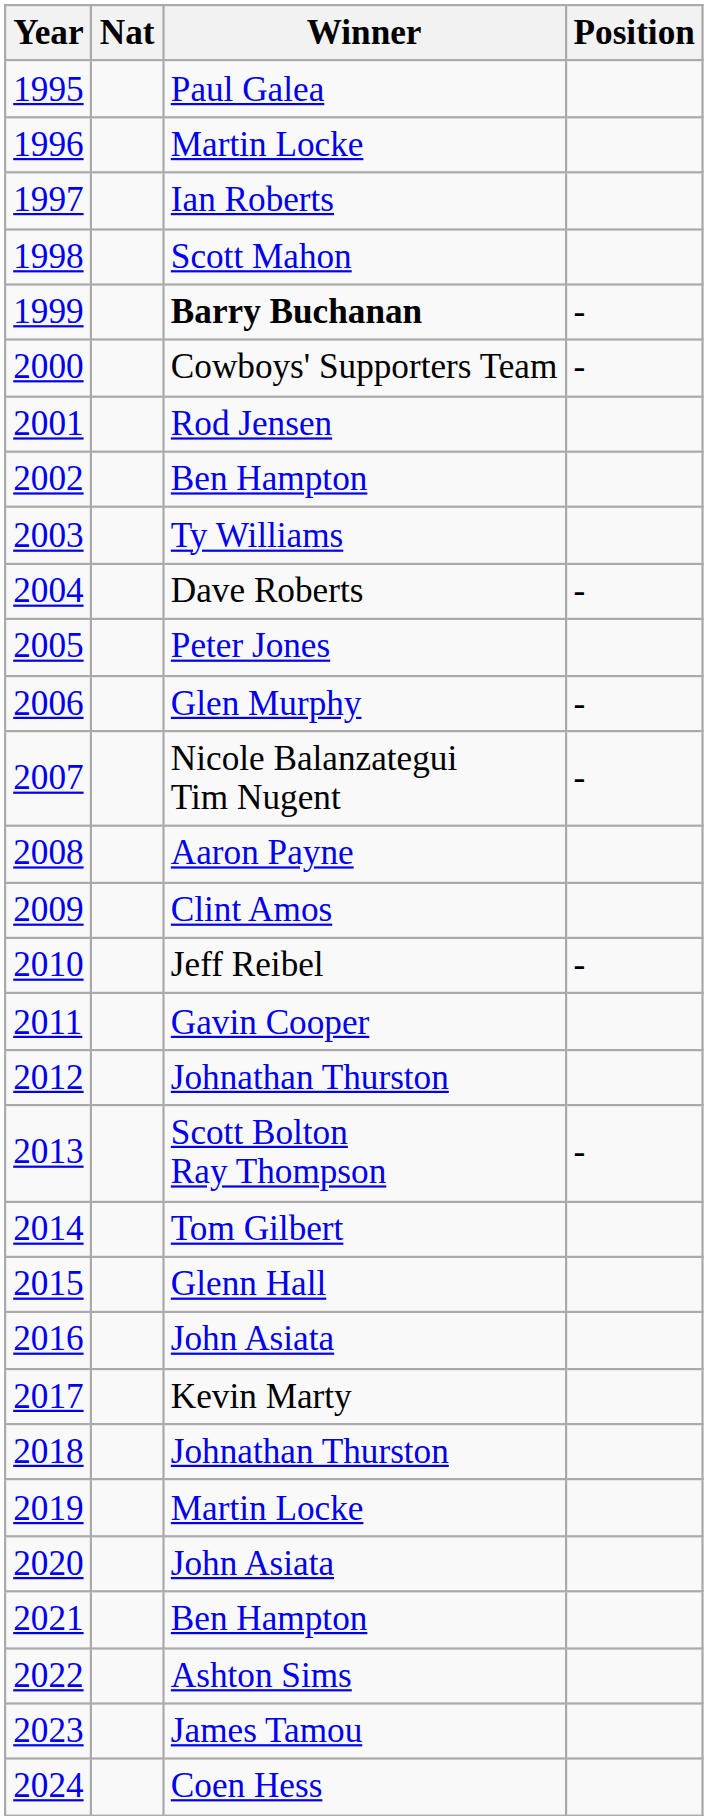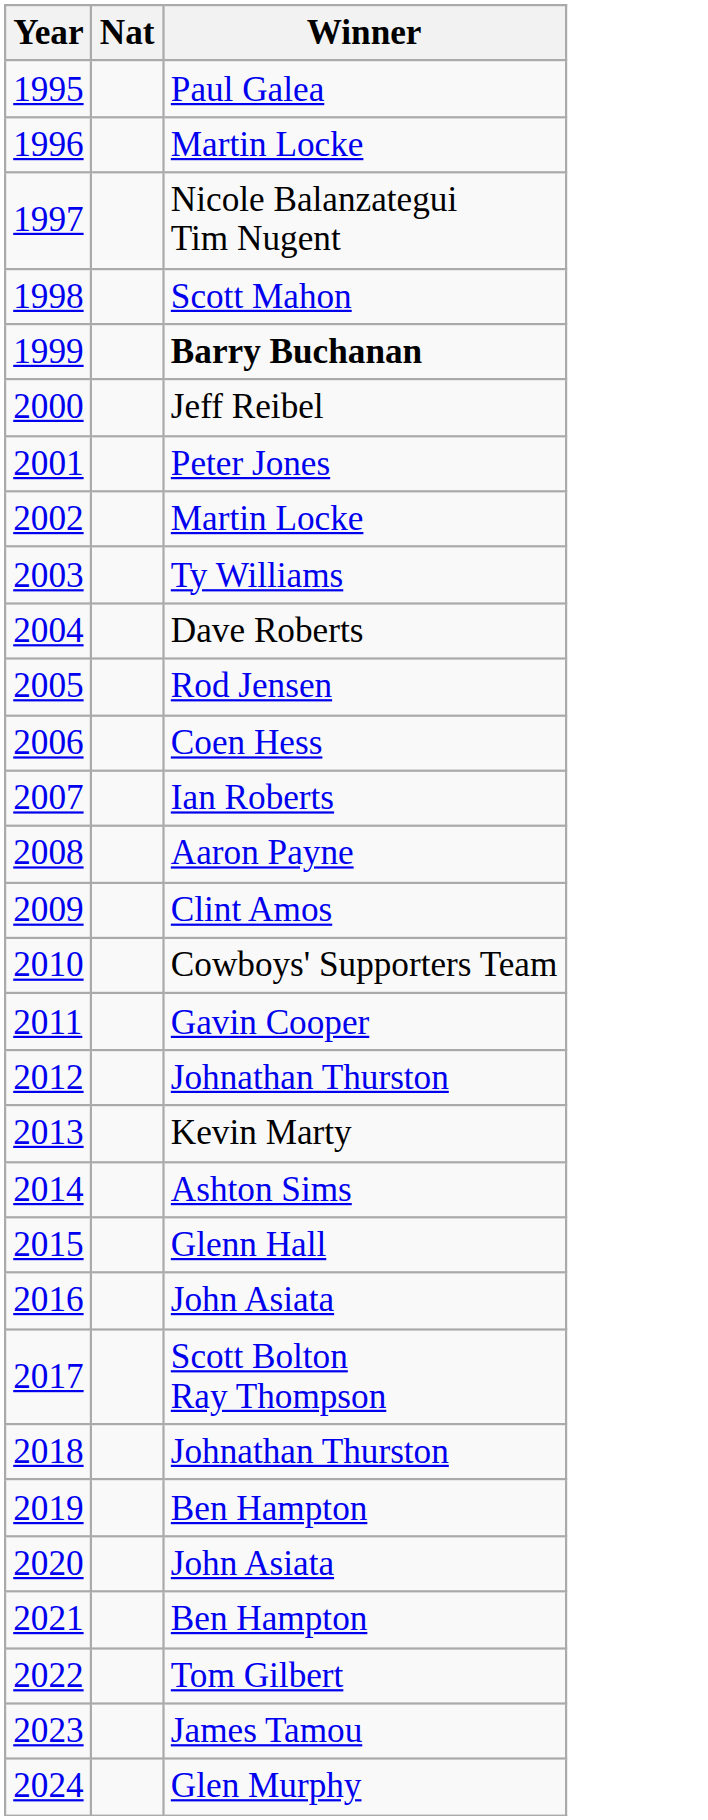- column: (634, 32)
(252, 199) Ian Roberts -> (314, 219) Nicole Balanzategui Tim Nugent
(364, 367) Cowboys' Supporters Team -> (247, 406) Jeff Reibel
(251, 423) Rod Jensen -> (251, 462) Peter Jones
(269, 479) Ben Hampton -> (267, 518) Martin Locke
(251, 646) Peter Jones -> (251, 686) Rod Jensen
(266, 702) Glen Murphy -> (247, 741) Coen Hess
(314, 777) Nicole Balanzategui Tim Nugent -> (252, 797) Ian Roberts
(247, 965) Jeff Reibel -> (364, 965) Cowboys' Supporters Team
(279, 1152) Scott Bolton Ray Thompson -> (261, 1132) Kevin Marty
(257, 1228) Tom Gilbert -> (261, 1188) Ashton Sims
(261, 1395) Kevin Marty -> (279, 1375) Scott Bolton Ray Thompson
(267, 1507) Martin Locke -> (269, 1507) Ben Hampton
(261, 1674) Ashton Sims -> (257, 1674) Tom Gilbert
(247, 1786) Coen Hess -> (266, 1786) Glen Murphy
